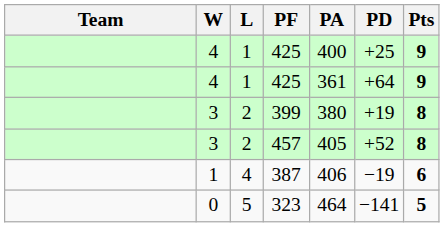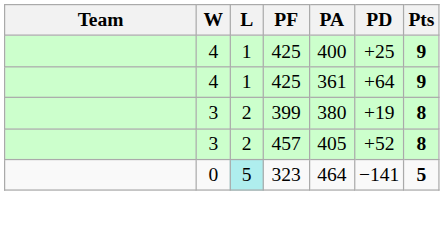- row: (213, 174)
(247, 205) no background -> (247, 174) paleturquoise background
